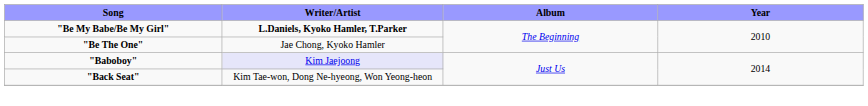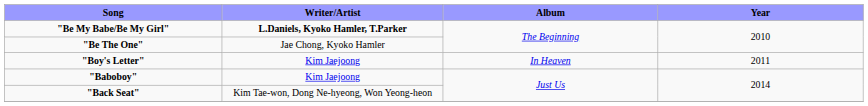+ row: (113, 61)
(333, 61) lavender background -> (333, 77) no background
